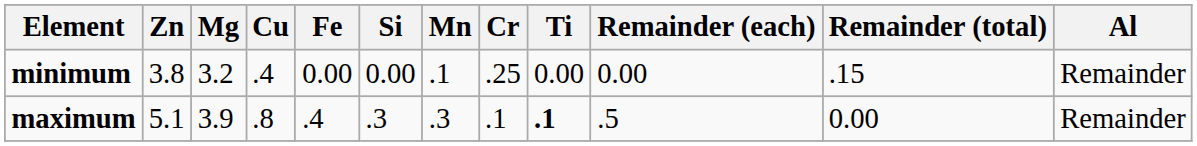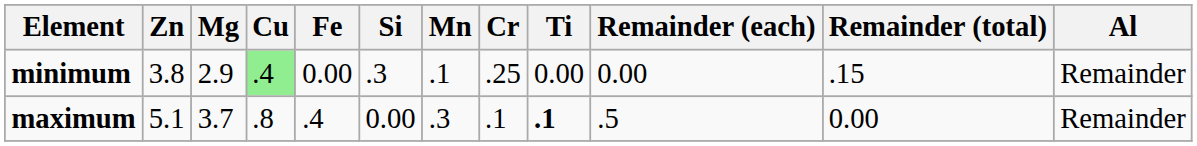(216, 72) 3.2 -> (216, 72) 2.9
(263, 72) no background -> (263, 72) lightgreen background
(391, 72) 0.00 -> (376, 72) .3
(216, 118) 3.9 -> (216, 118) 3.7
(376, 118) .3 -> (391, 118) 0.00
